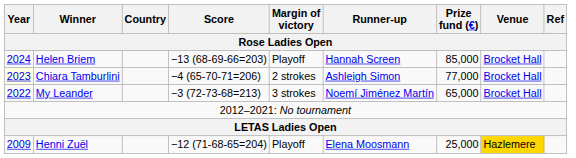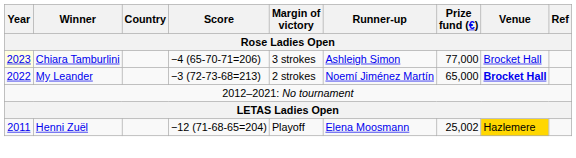- row: (66, 59)
(294, 76) 2 strokes -> (294, 59) 3 strokes
(294, 93) 3 strokes -> (294, 76) 2 strokes
(513, 93) normal -> (515, 76) bold
(19, 145) 2009 -> (19, 128) 2011
(462, 145) 25,000 -> (462, 128) 25,002
